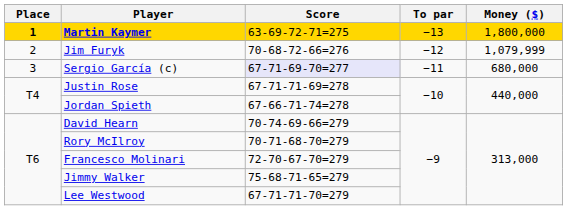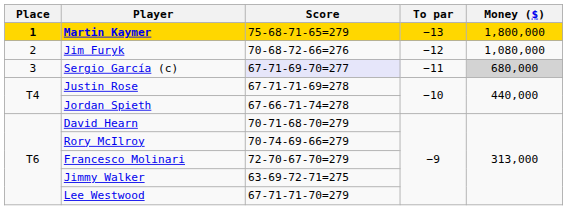(298, 32) 63-69-72-71=275 -> (298, 32) 75-68-71-65=279
(515, 50) 1,079,999 -> (515, 50) 1,080,000
(515, 68) no background -> (515, 68) lightgrey background
(298, 123) 70-74-69-66=279 -> (298, 123) 70-71-68-70=279
(298, 141) 70-71-68-70=279 -> (298, 141) 70-74-69-66=279
(298, 178) 75-68-71-65=279 -> (298, 178) 63-69-72-71=275
